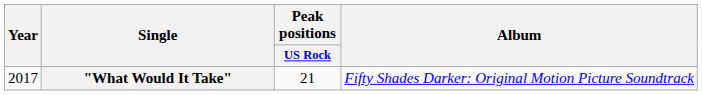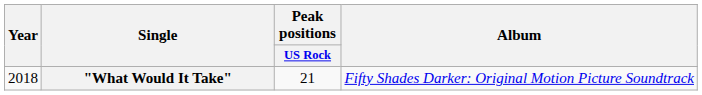(23, 78) 2017 -> (23, 78) 2018
